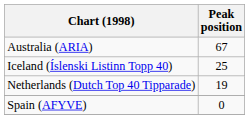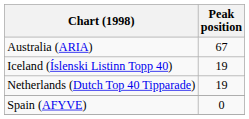(221, 66) 25 -> (221, 66) 19
